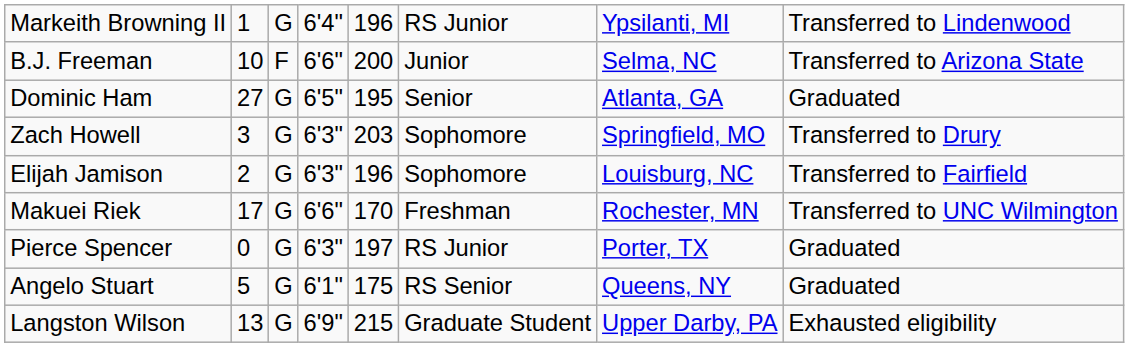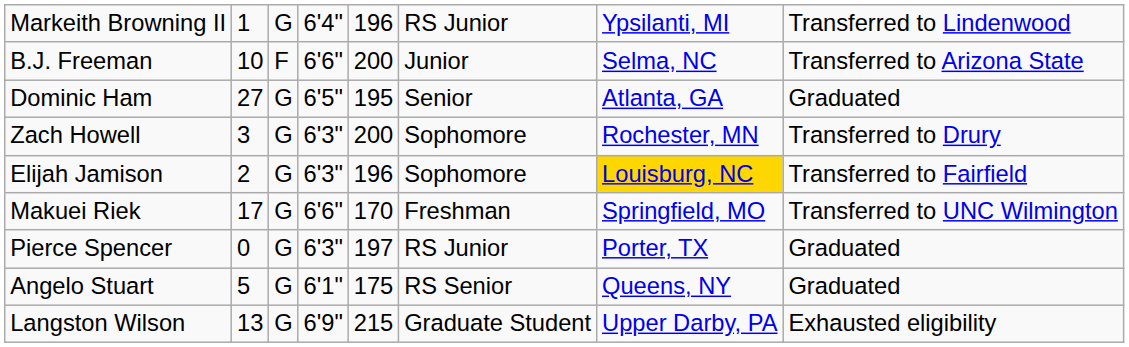(374, 135) 203 -> (374, 135) 200
(684, 135) Springfield, MO -> (680, 135) Rochester, MN
(678, 173) no background -> (678, 173) gold background
(680, 211) Rochester, MN -> (684, 211) Springfield, MO
